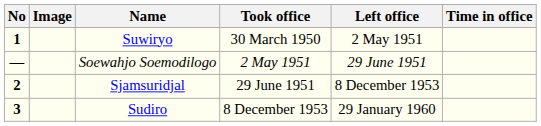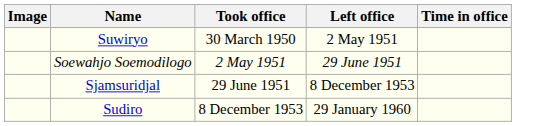- column: (17, 16)
